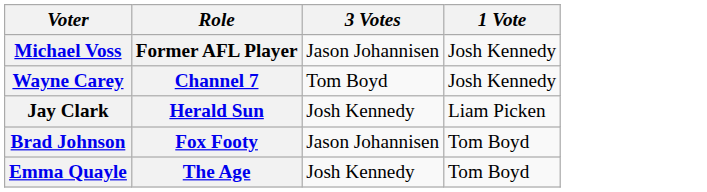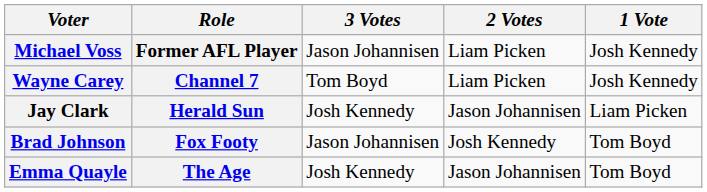+ column: (514, 19)
